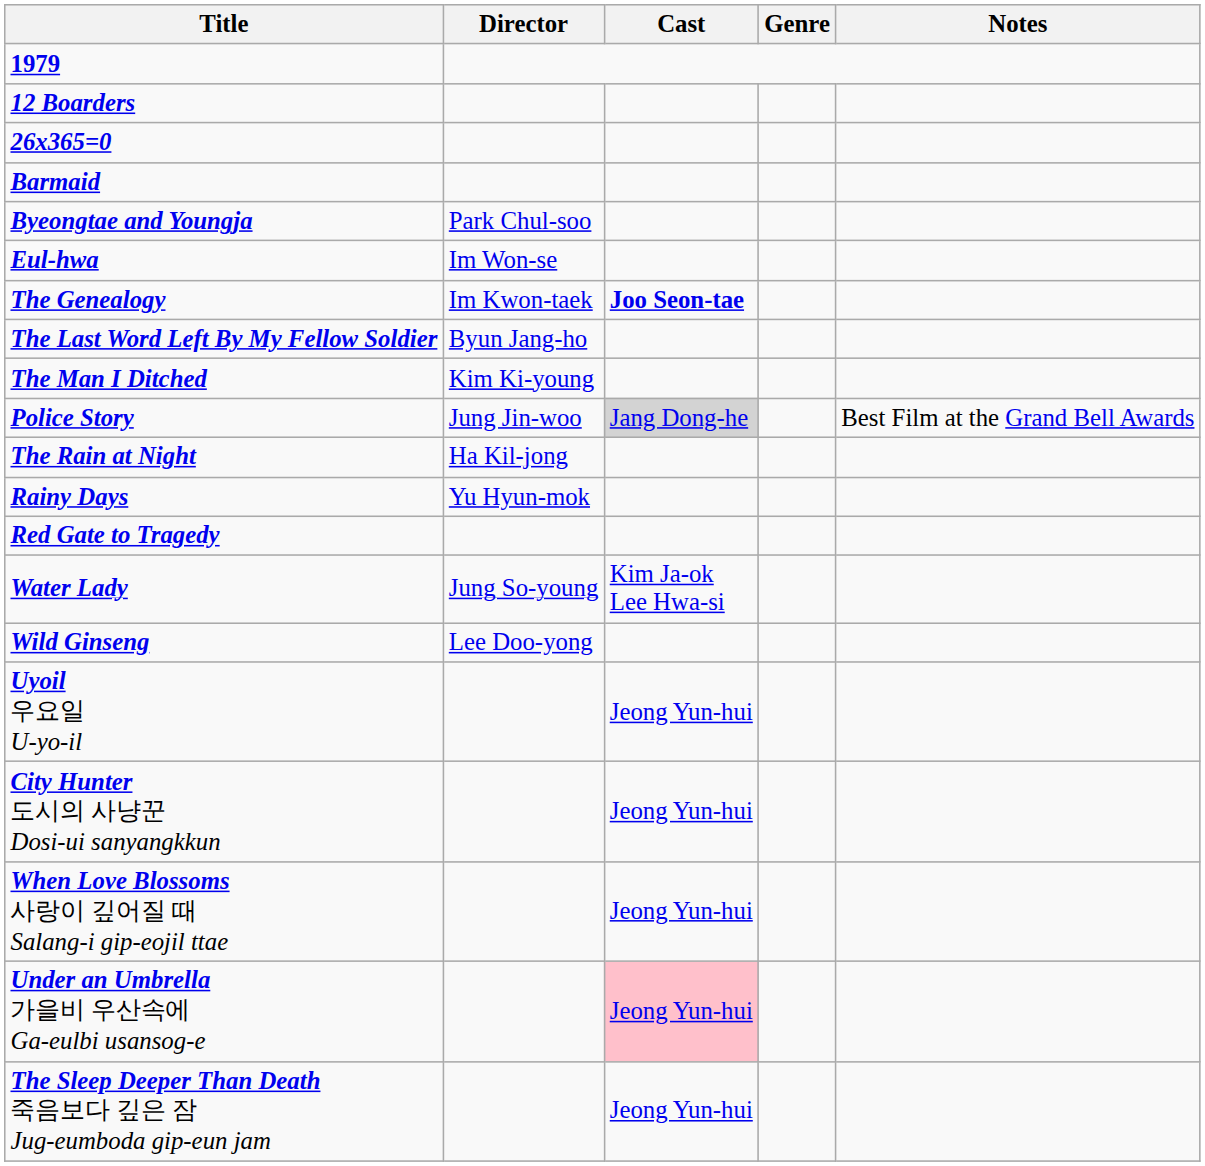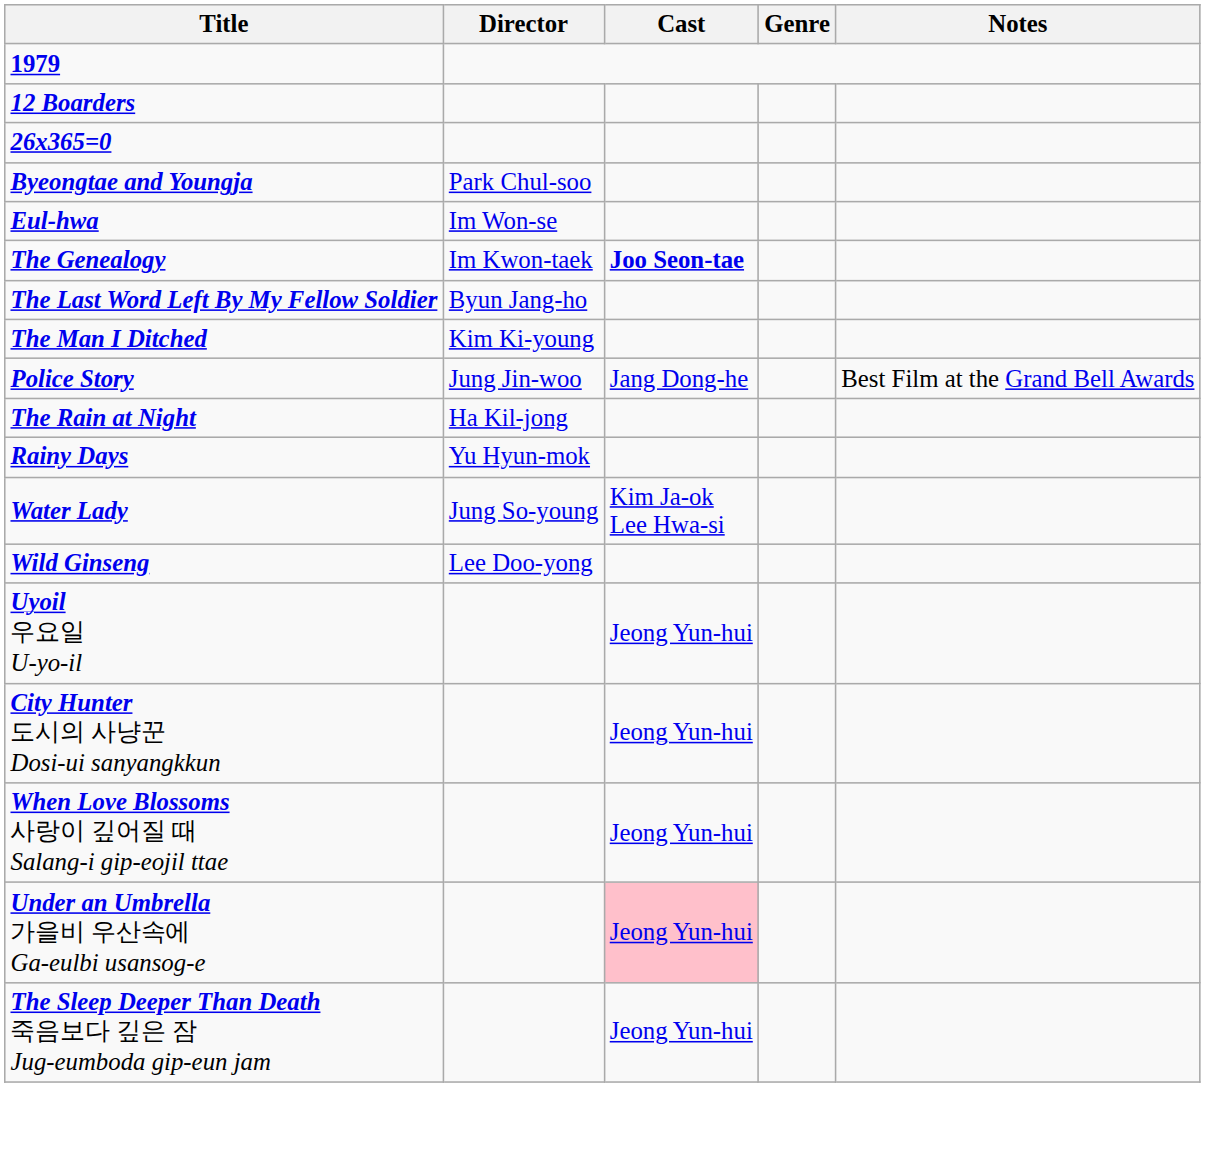- row: (55, 181)
(679, 417) lightgrey background -> (679, 378) no background
- row: (115, 535)
